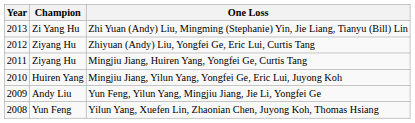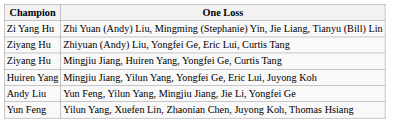- column: (17, 12)
